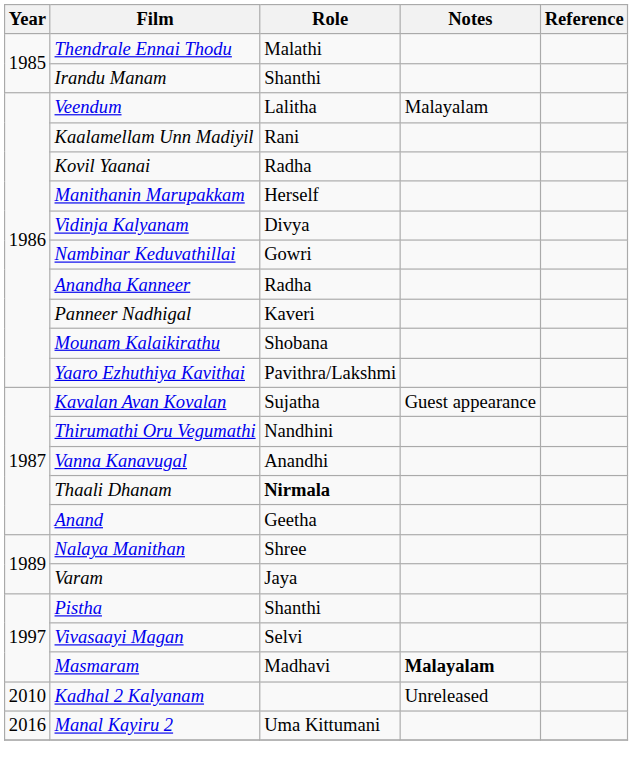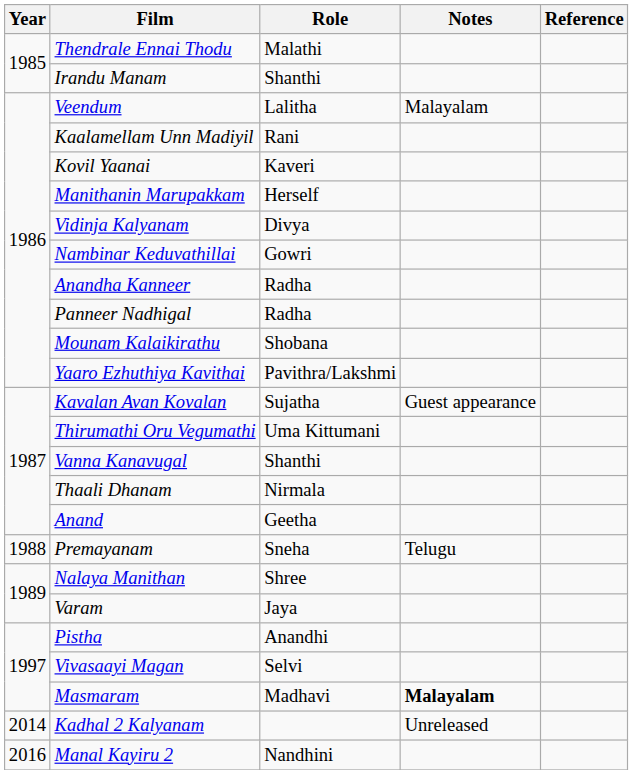(288, 166) Radha -> (289, 166) Kaveri
(289, 313) Kaveri -> (288, 313) Radha
(299, 431) Nandhini -> (322, 431) Uma Kittumani
(296, 460) Anandhi -> (293, 460) Shanthi
(297, 490) bold -> (295, 490) normal
+ row: (104, 549)
(293, 607) Shanthi -> (296, 637) Anandhi
(27, 696) 2010 -> (27, 725) 2014
(322, 725) Uma Kittumani -> (299, 755) Nandhini
